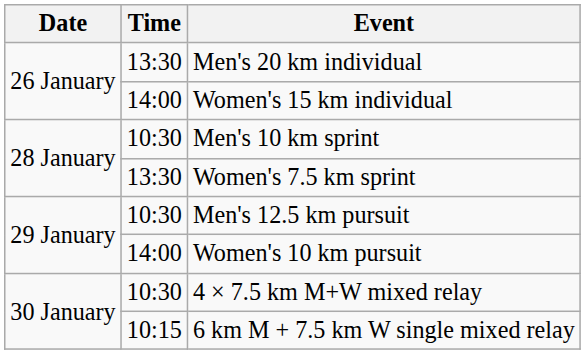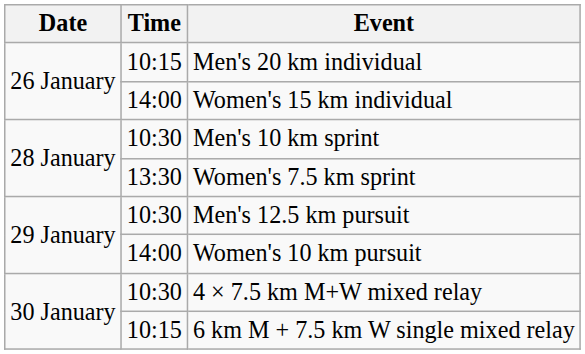(154, 61) 13:30 -> (154, 61) 10:15
